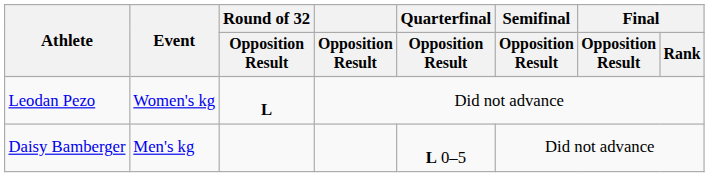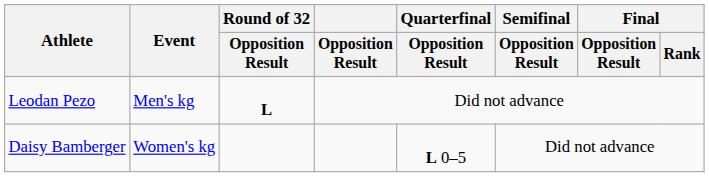(174, 100) Women's kg -> (164, 100) Men's kg
(164, 147) Men's kg -> (174, 147) Women's kg
